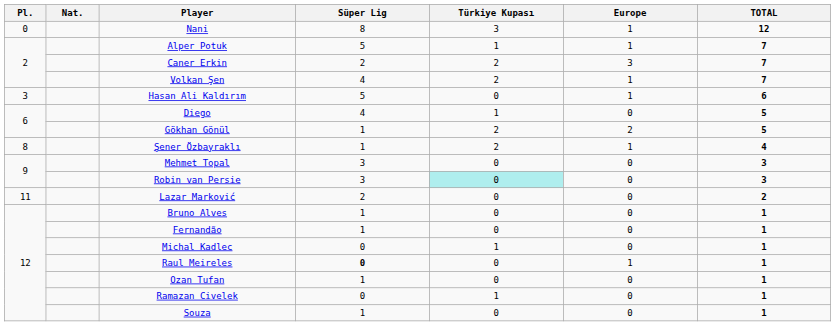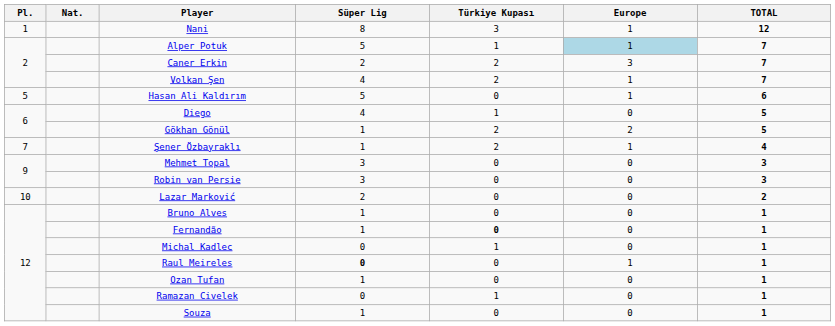(25, 29) 0 -> (25, 29) 1
(630, 46) no background -> (630, 46) lightblue background
(25, 96) 3 -> (25, 96) 5
(25, 146) 8 -> (25, 146) 7
(496, 179) paleturquoise background -> (496, 179) no background
(25, 196) 11 -> (25, 196) 10
(496, 229) normal -> (496, 229) bold
